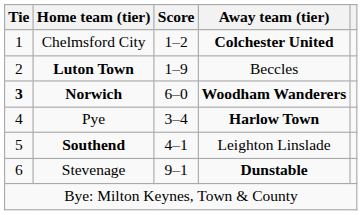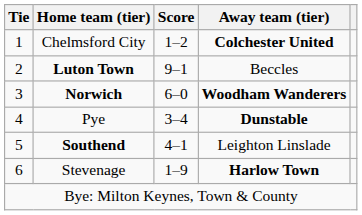(176, 68) 1–9 -> (176, 68) 9–1
(19, 93) bold -> (19, 93) normal
(274, 119) Harlow Town -> (274, 119) Dunstable
(176, 170) 9–1 -> (176, 170) 1–9
(274, 170) Dunstable -> (274, 170) Harlow Town
